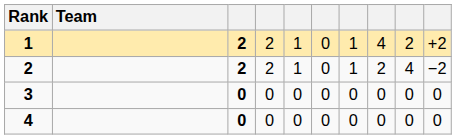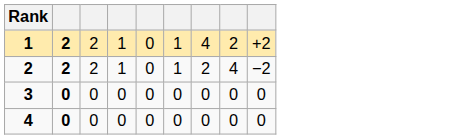- column: (76, 17)
